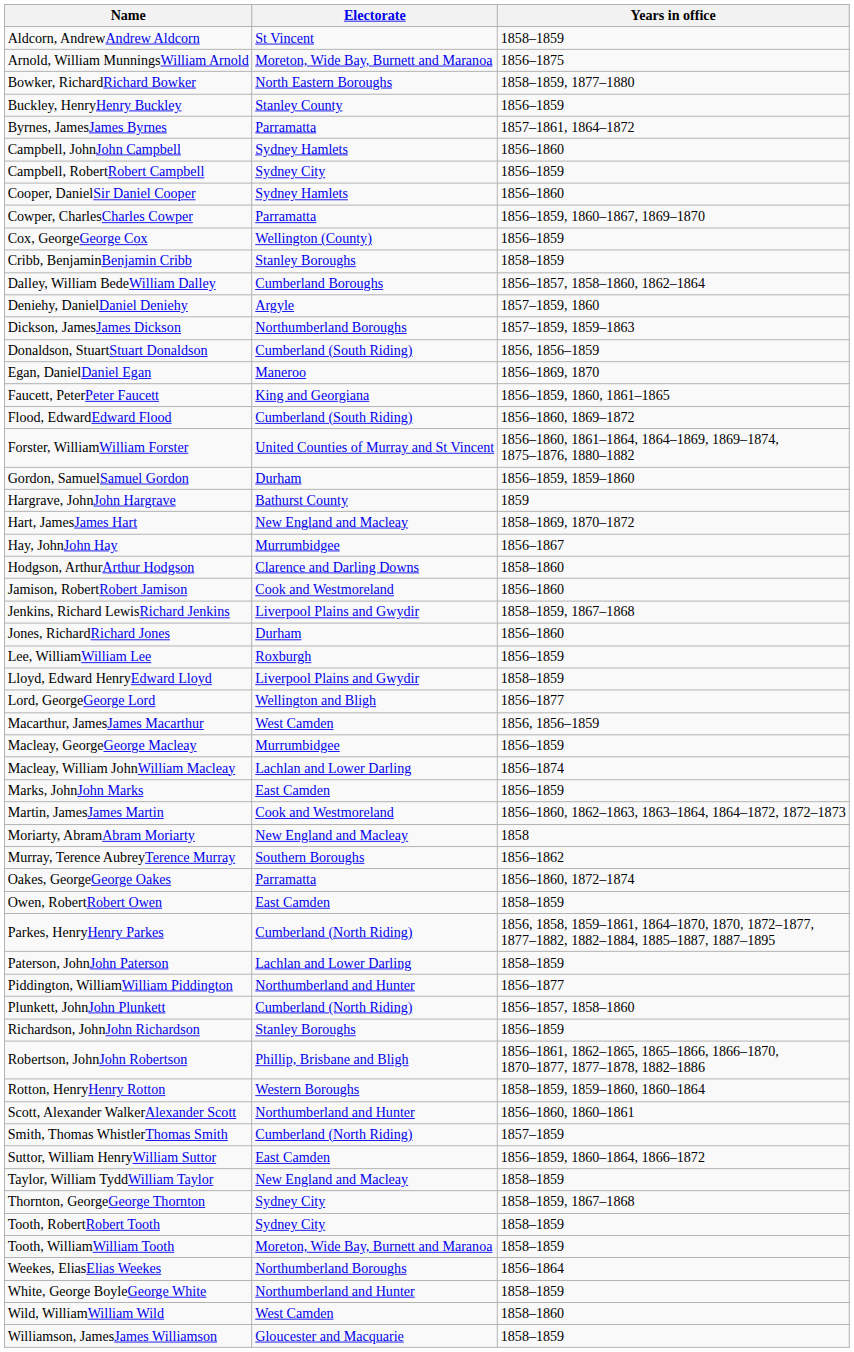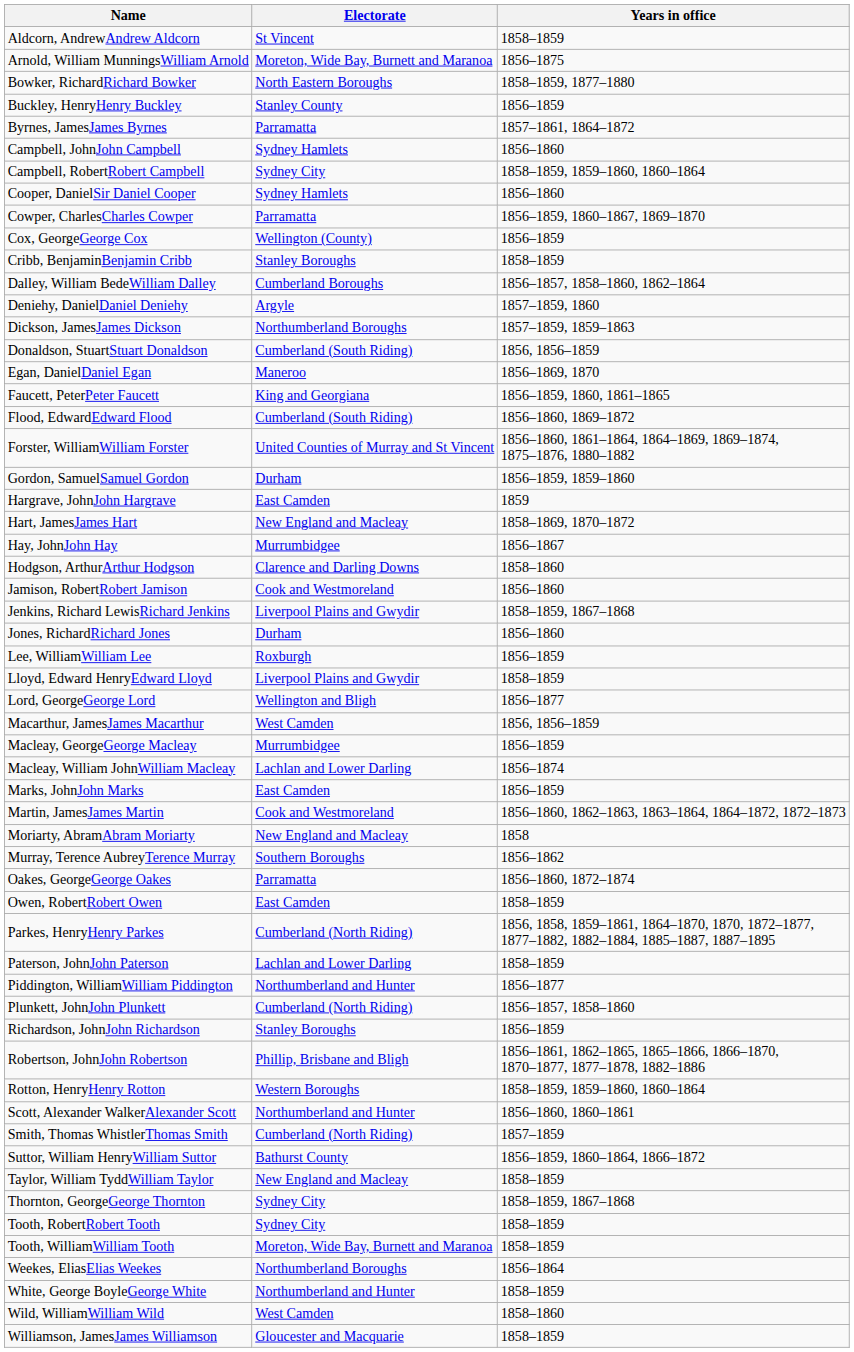(532, 171) 1856–1859 -> (603, 171) 1858–1859, 1859–1860, 1860–1864
(302, 500) Bathurst County -> (293, 500) East Camden
(293, 1157) East Camden -> (302, 1157) Bathurst County
